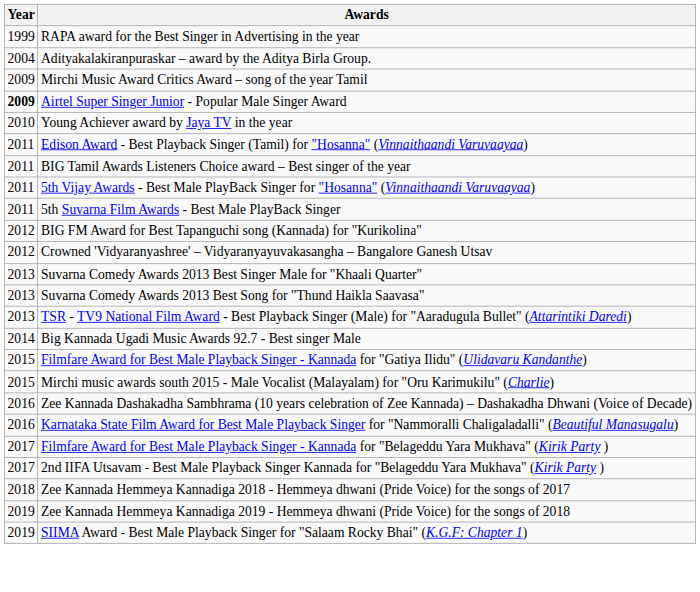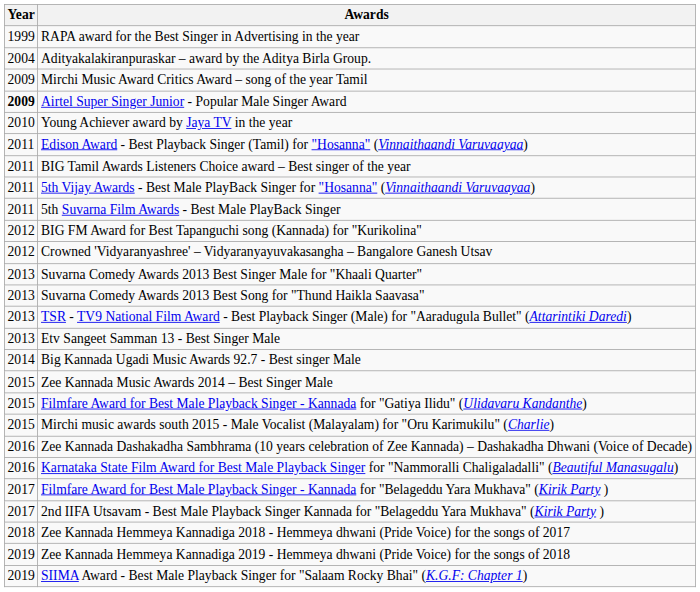+ row: (161, 338)
+ row: (187, 381)
